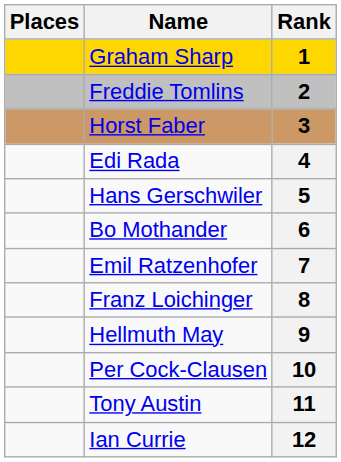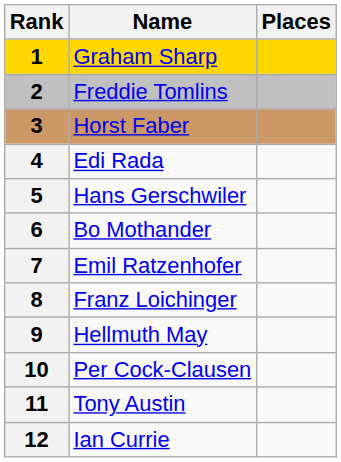columns swapped: (304, 21) <-> (44, 21)
